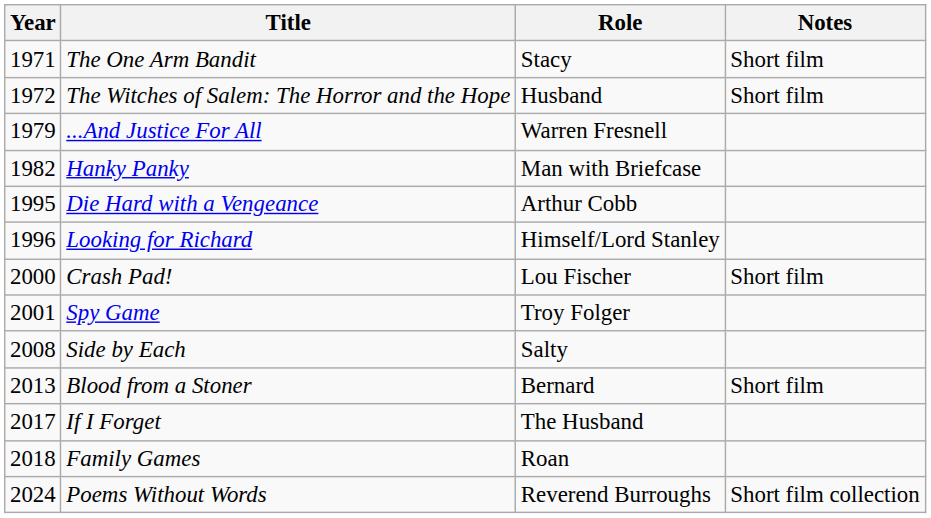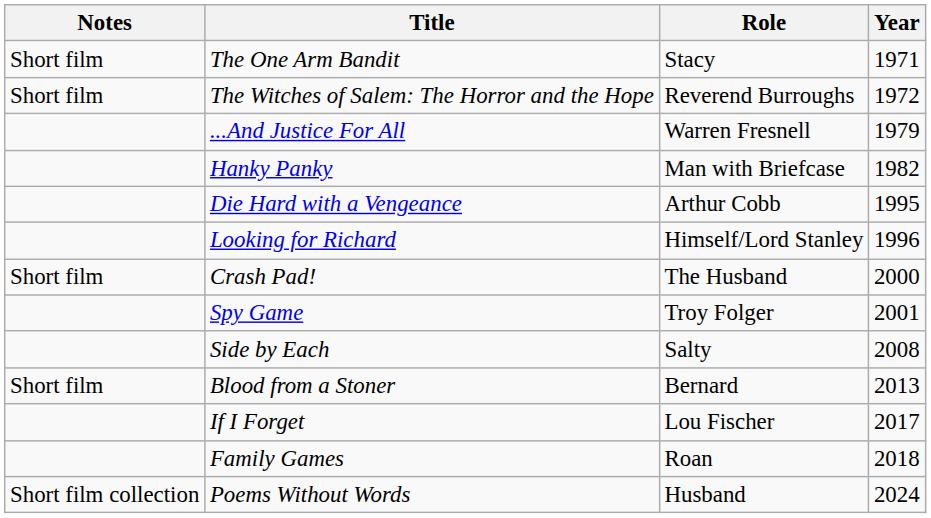columns swapped: (33, 22) <-> (825, 22)
(562, 95) Husband -> (759, 95) Reverend Burroughs
(576, 276) Lou Fischer -> (726, 276) The Husband
(582, 421) The Husband -> (719, 421) Lou Fischer
(616, 494) Reverend Burroughs -> (705, 494) Husband
